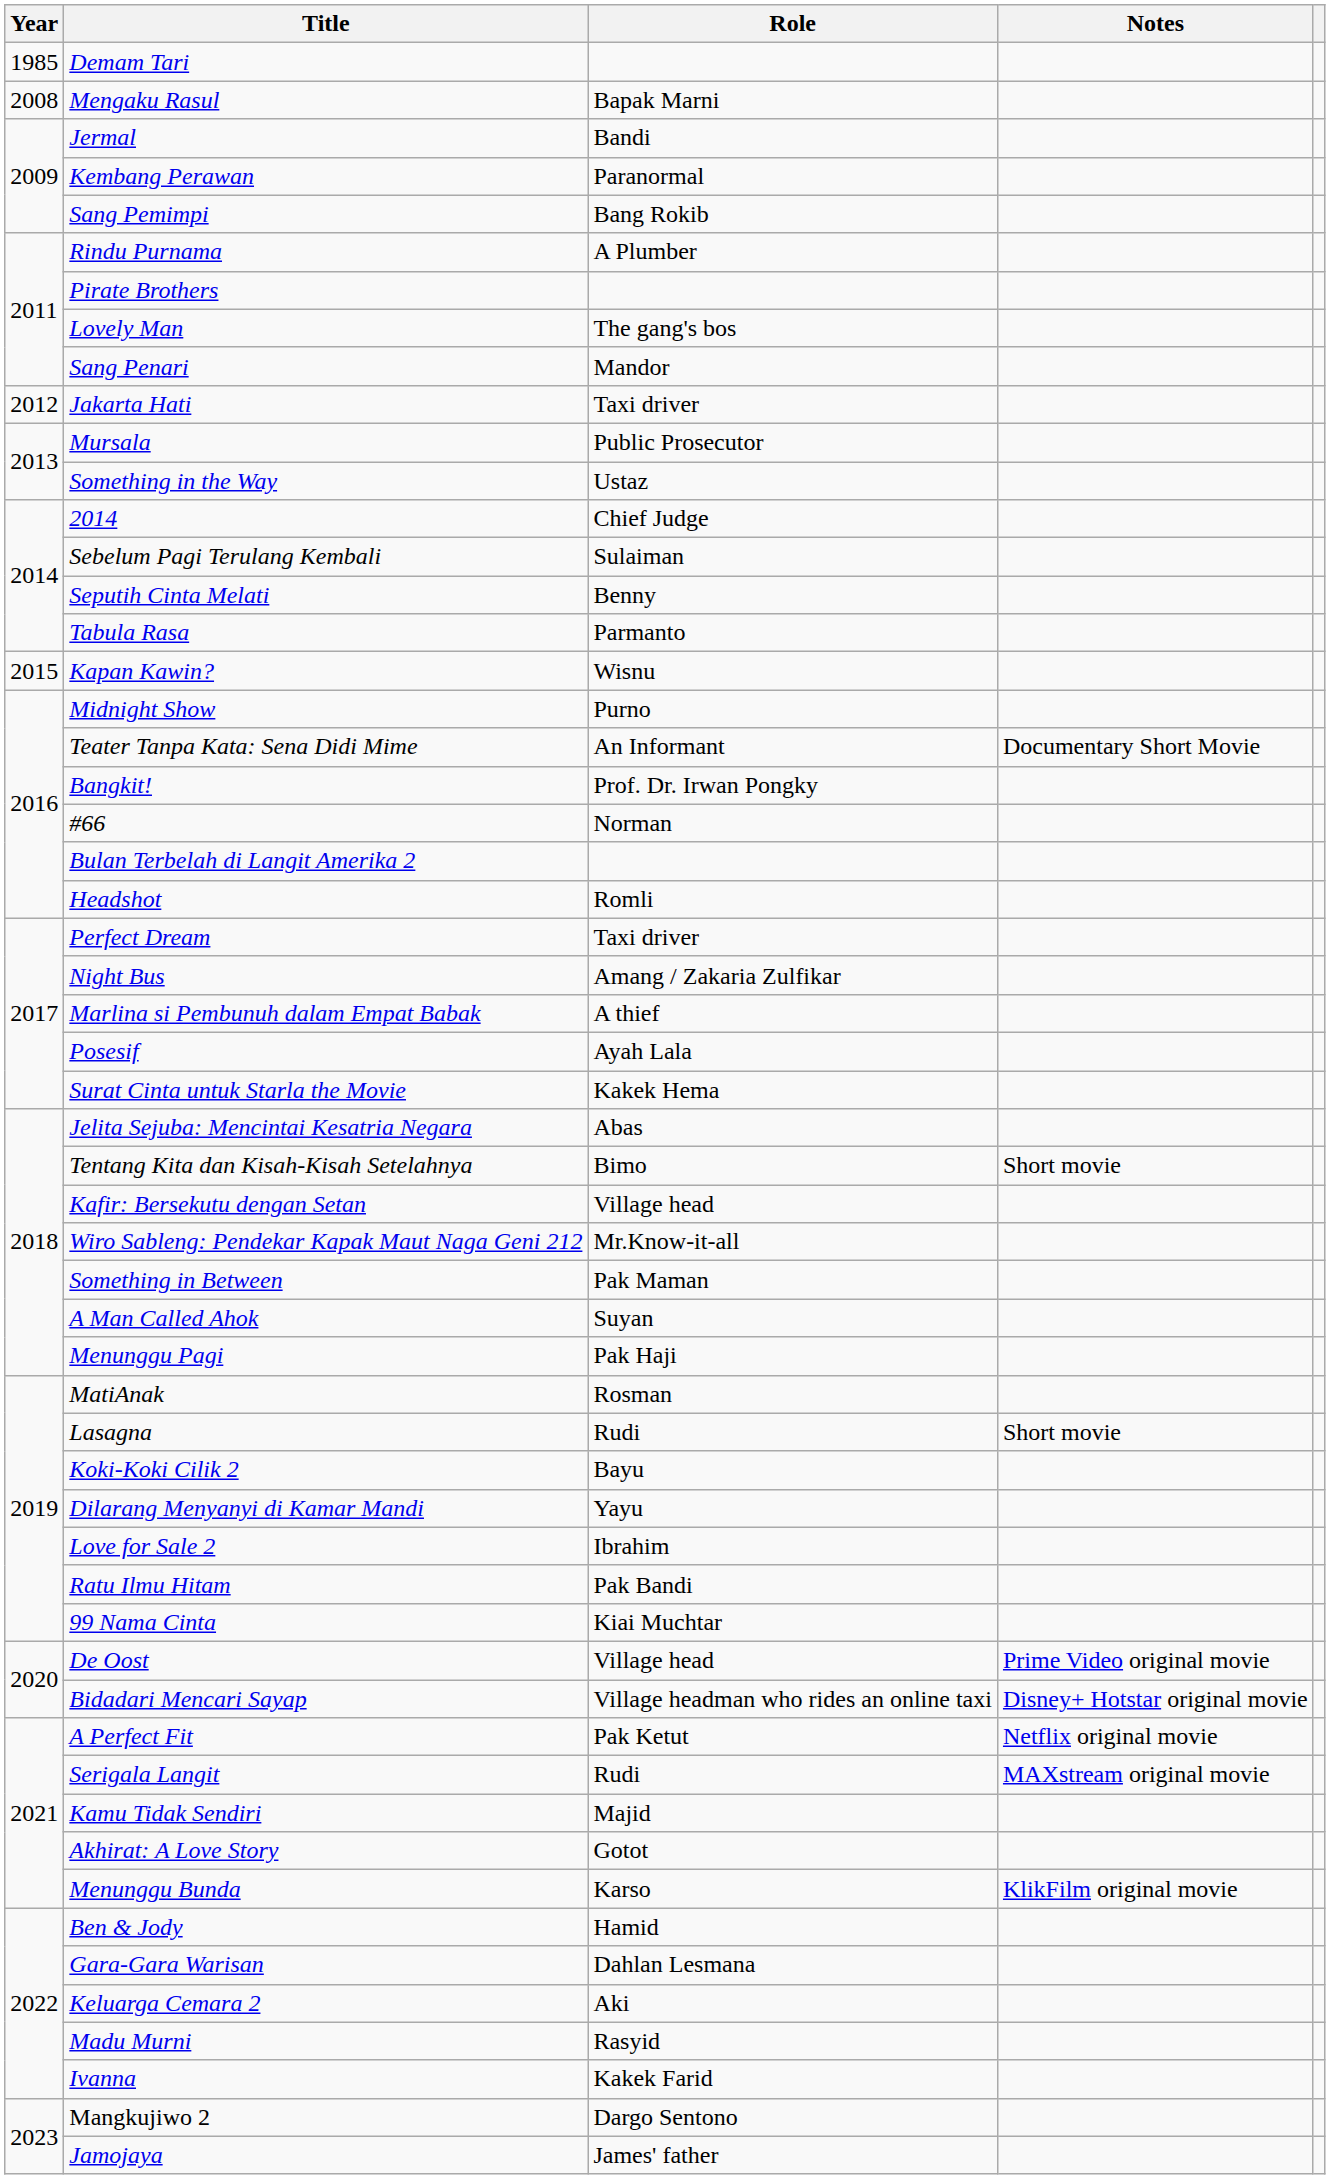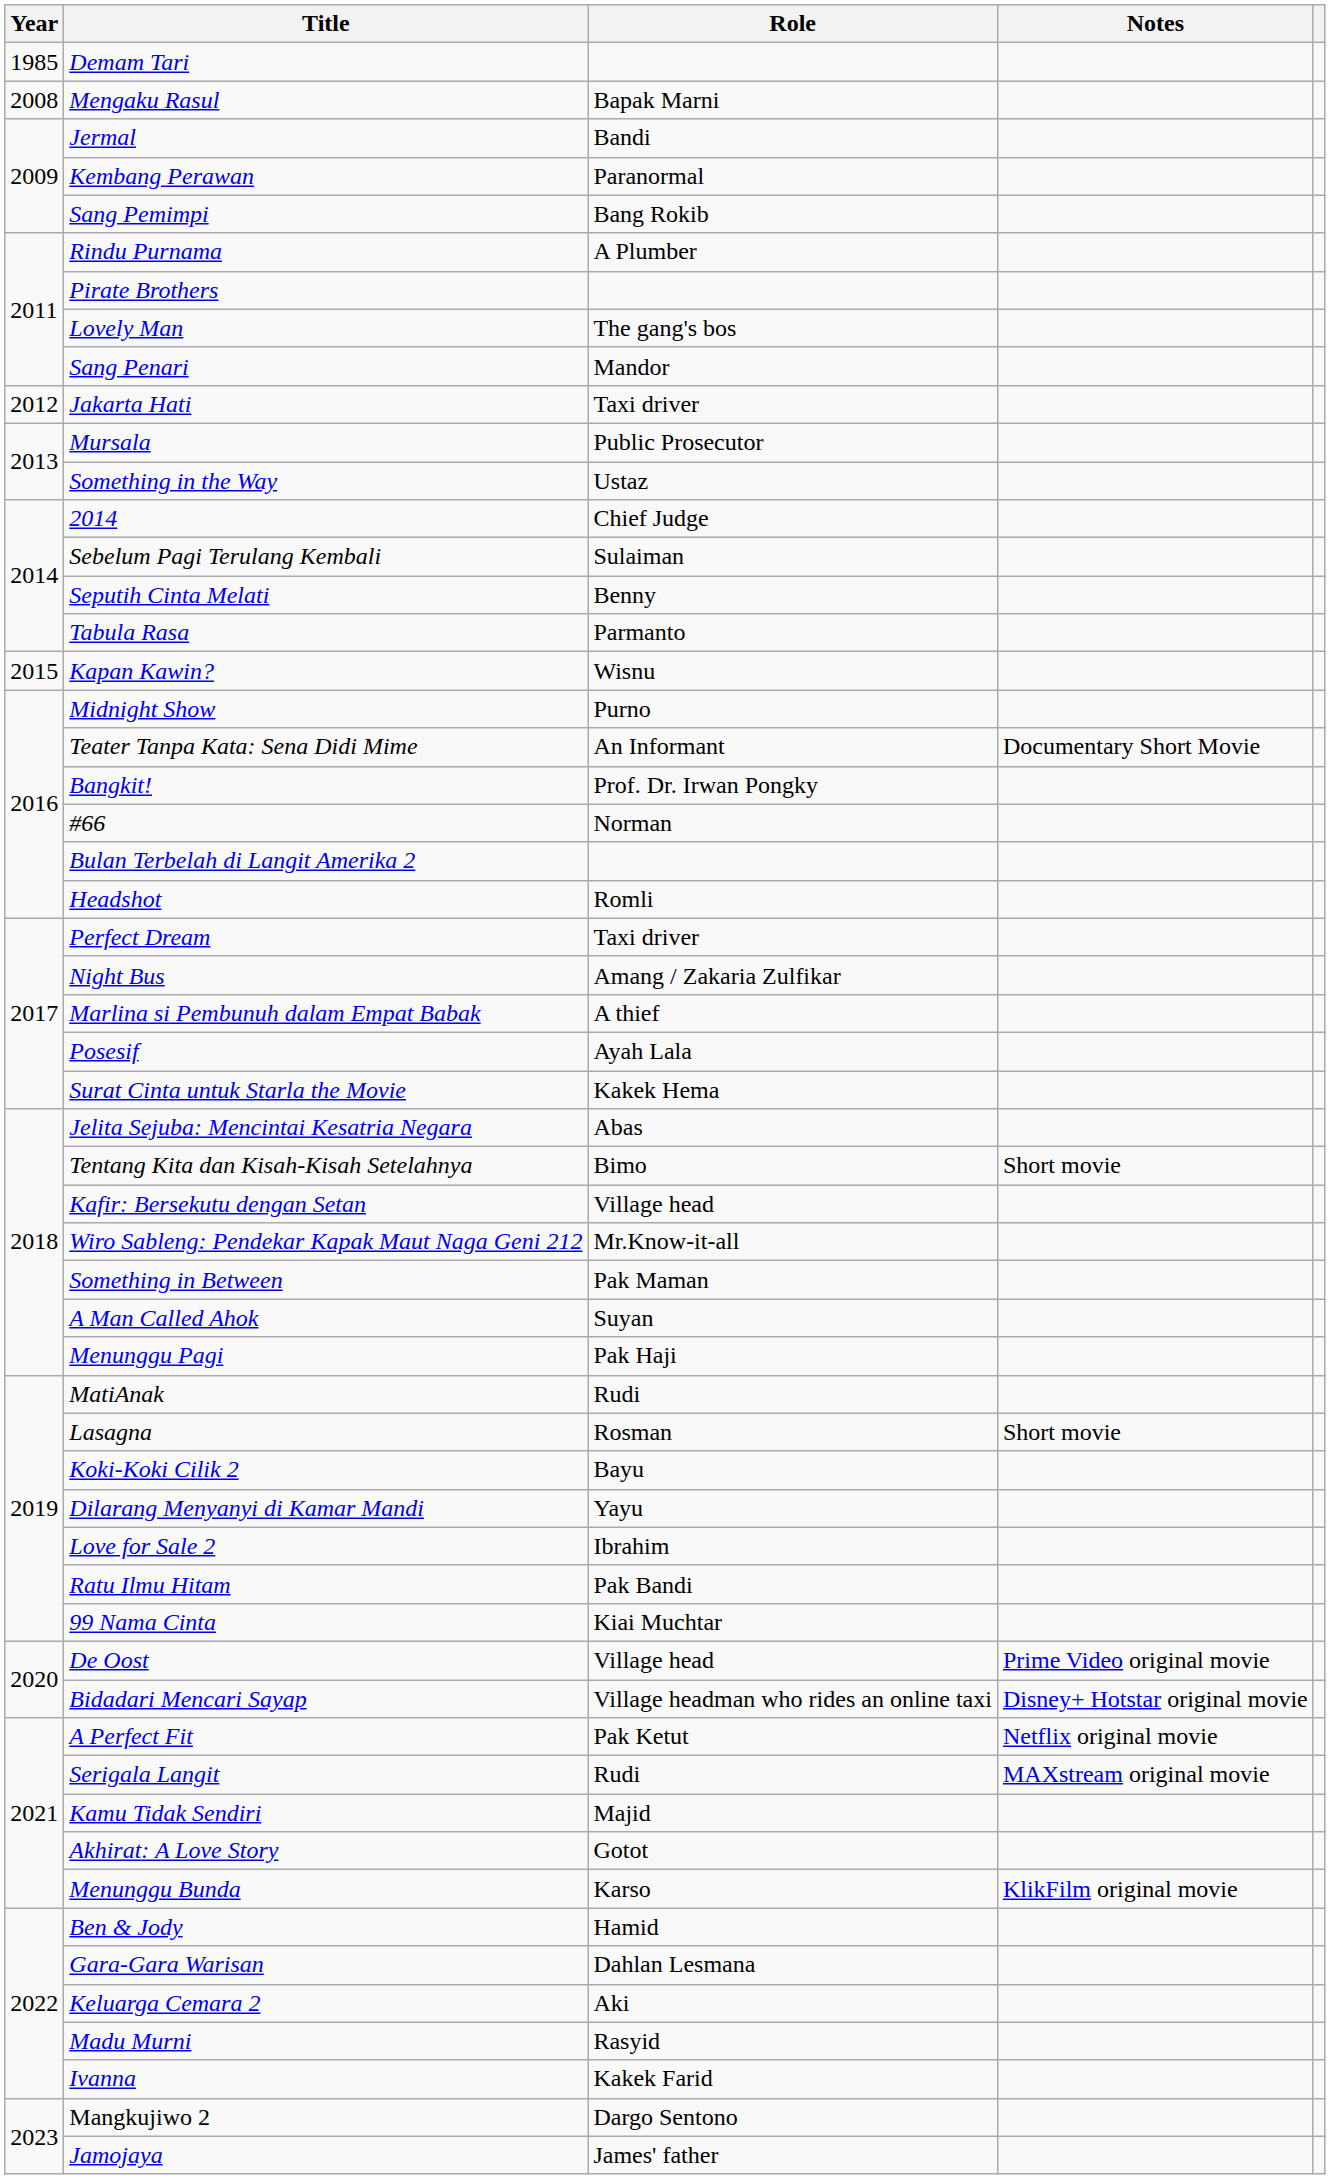(633, 1393) Rosman -> (617, 1393) Rudi
(617, 1431) Rudi -> (633, 1431) Rosman
